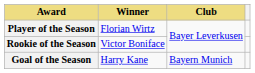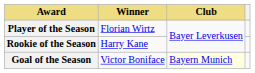(133, 44) Victor Boniface -> (124, 44) Harry Kane
(124, 60) Harry Kane -> (133, 60) Victor Boniface
(201, 60) no background -> (201, 60) lightyellow background
